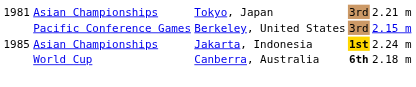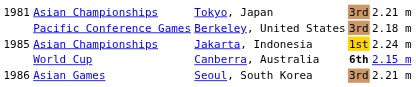(392, 28) 2.15 m -> (392, 28) 2.18 m
(359, 44) bold -> (359, 44) normal
(392, 60) 2.18 m -> (392, 60) 2.15 m
+ row: (69, 76)
